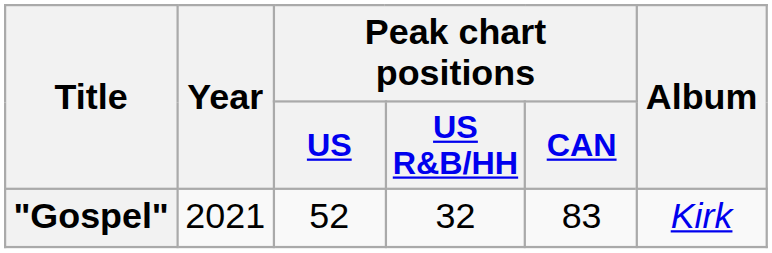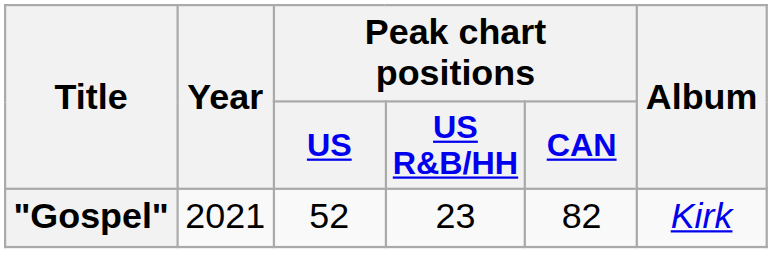(455, 216) 32 -> (455, 216) 23
(582, 216) 83 -> (582, 216) 82
